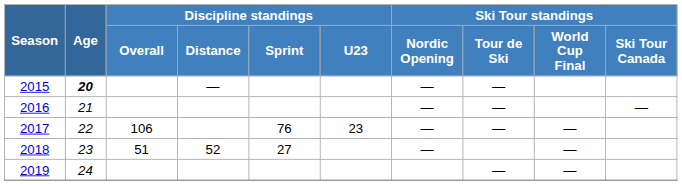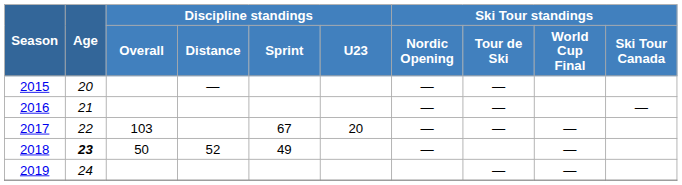(85, 87) bold -> (85, 87) normal
(142, 128) 106 -> (142, 128) 103
(284, 128) 76 -> (284, 128) 67
(356, 128) 23 -> (356, 128) 20
(85, 149) normal -> (85, 149) bold
(142, 149) 51 -> (142, 149) 50
(284, 149) 27 -> (284, 149) 49
